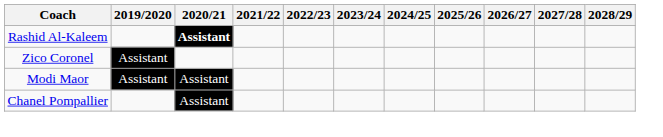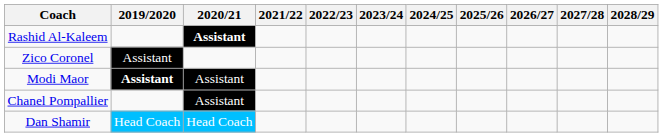(143, 79) normal -> (147, 79) bold
+ row: (58, 121)
